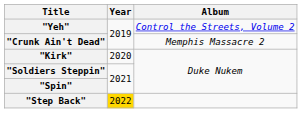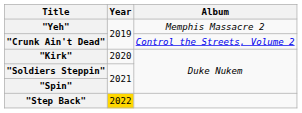(215, 27) Control the Streets, Volume 2 -> (215, 27) Memphis Massacre 2
(215, 41) Memphis Massacre 2 -> (215, 41) Control the Streets, Volume 2
